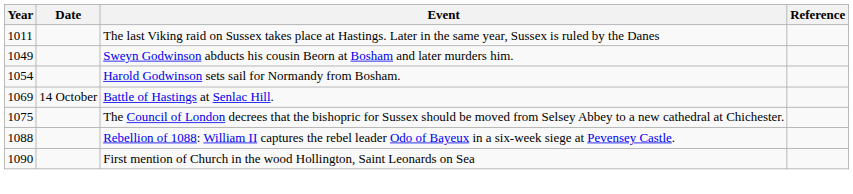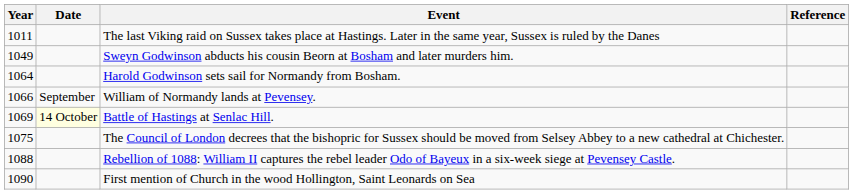(20, 76) 1054 -> (20, 76) 1064
+ row: (209, 96)
(68, 96) no background -> (68, 117) lightyellow background
